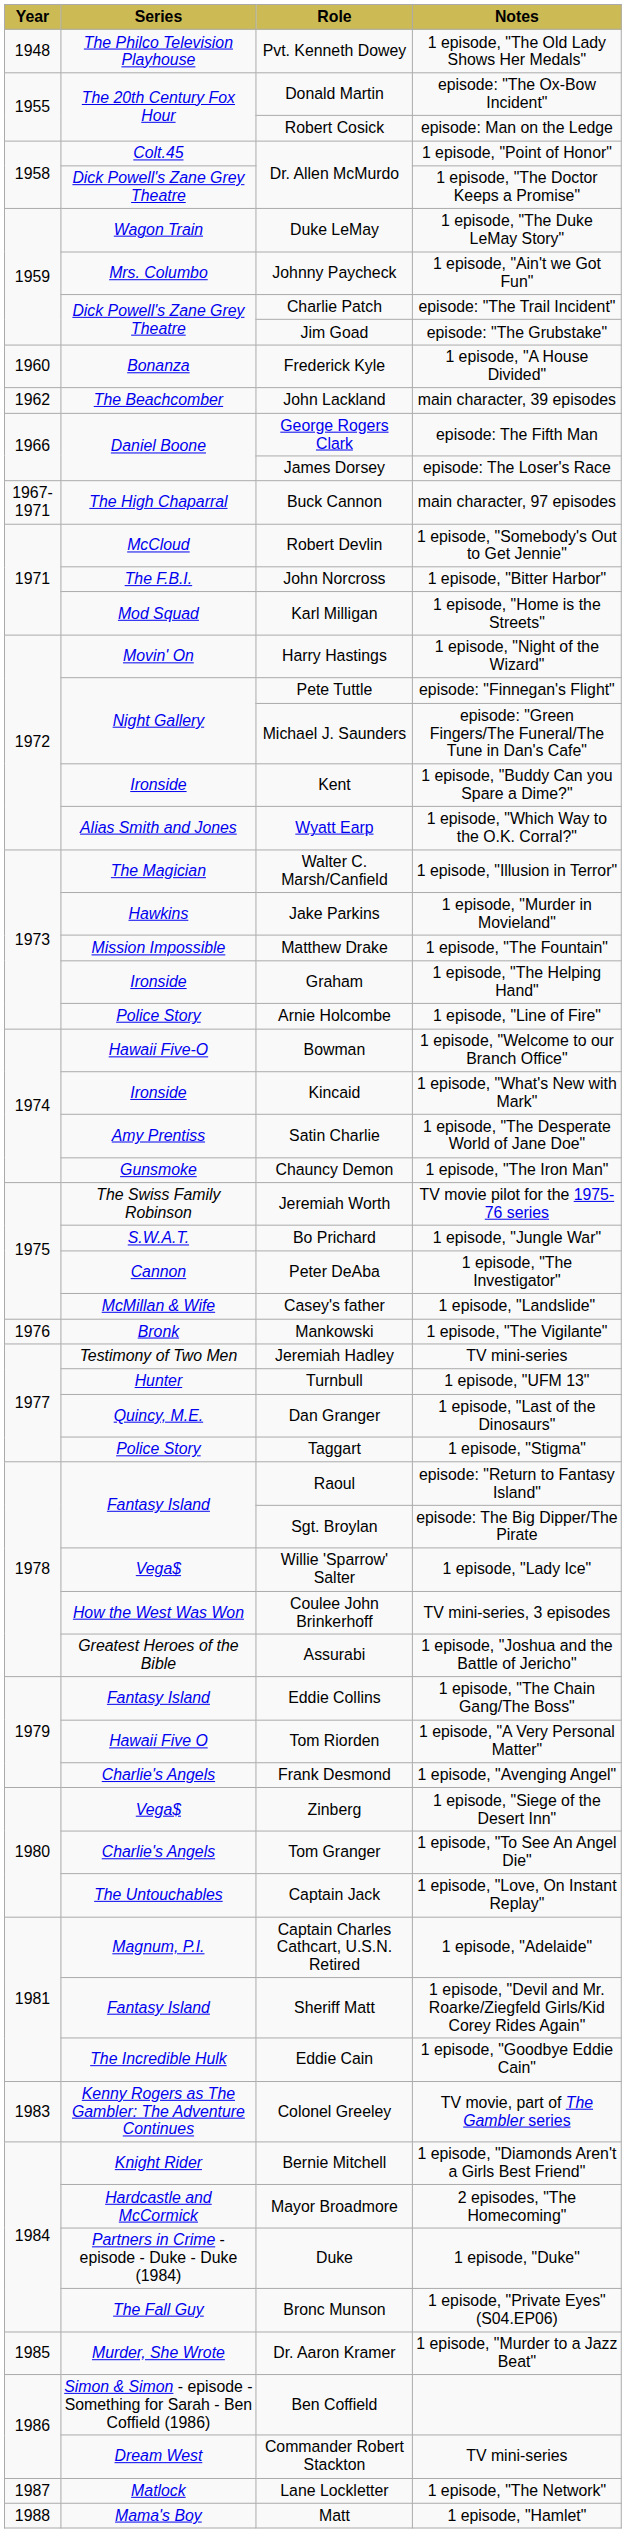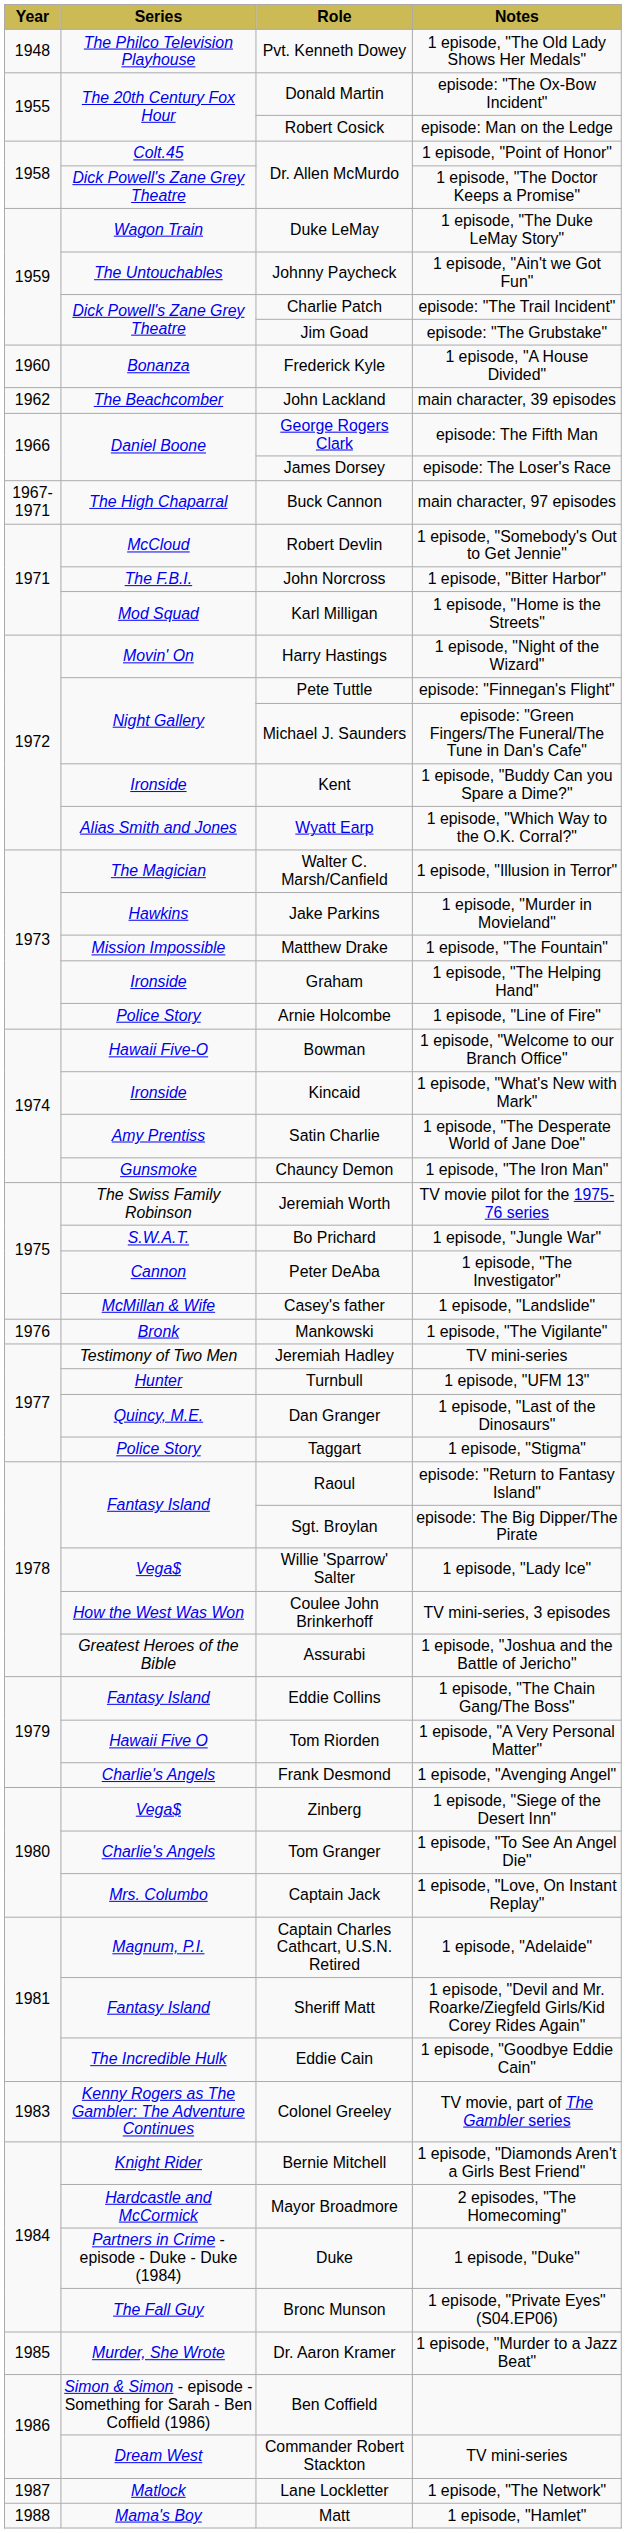(158, 273) Mrs. Columbo -> (158, 273) The Untouchables
(158, 1895) The Untouchables -> (158, 1895) Mrs. Columbo
